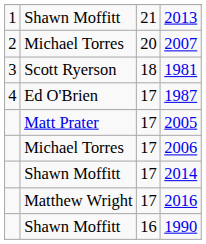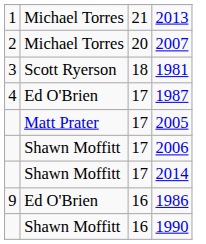(72, 17) Shawn Moffitt -> (74, 17) Michael Torres
(74, 148) Michael Torres -> (72, 148) Shawn Moffitt
- row: (181, 200)
+ row: (172, 200)
